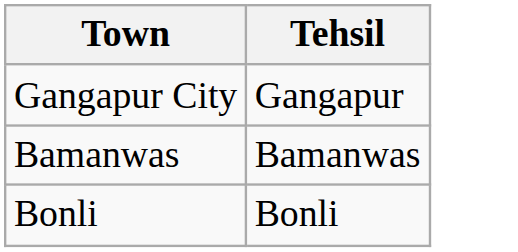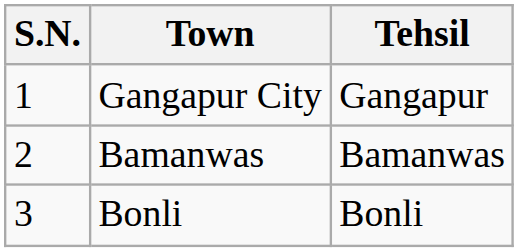+ column: (47, 34)
